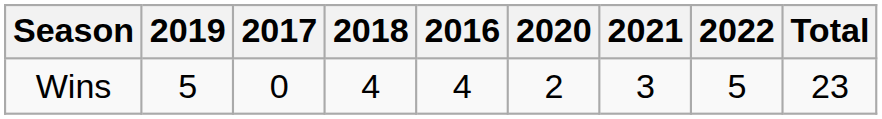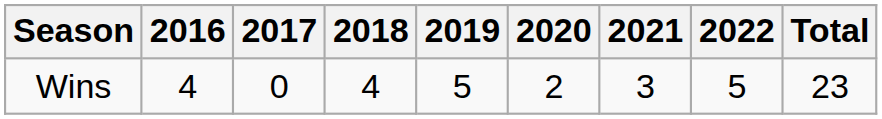columns swapped: (462, 31) <-> (188, 31)
